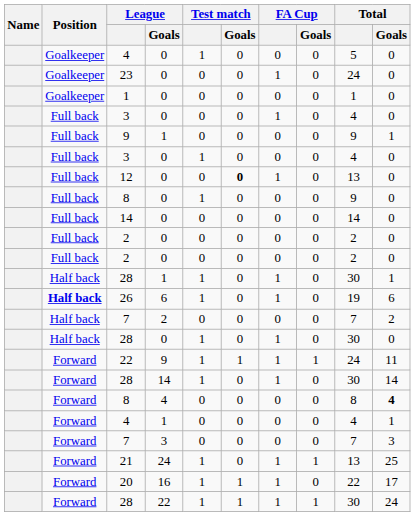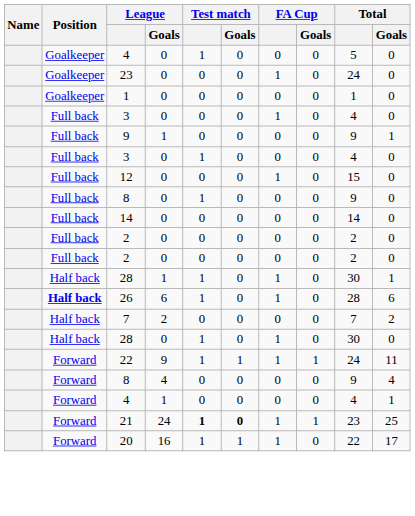(240, 177) bold -> (240, 177) normal
(354, 177) 13 -> (354, 177) 15
(354, 298) 19 -> (354, 298) 28
- row: (126, 380)
(354, 400) 8 -> (354, 380) 9
(391, 400) bold -> (391, 380) normal
- row: (126, 440)
(202, 461) normal -> (202, 420) bold
(240, 461) normal -> (240, 420) bold
(354, 461) 13 -> (354, 420) 23
- row: (126, 501)
